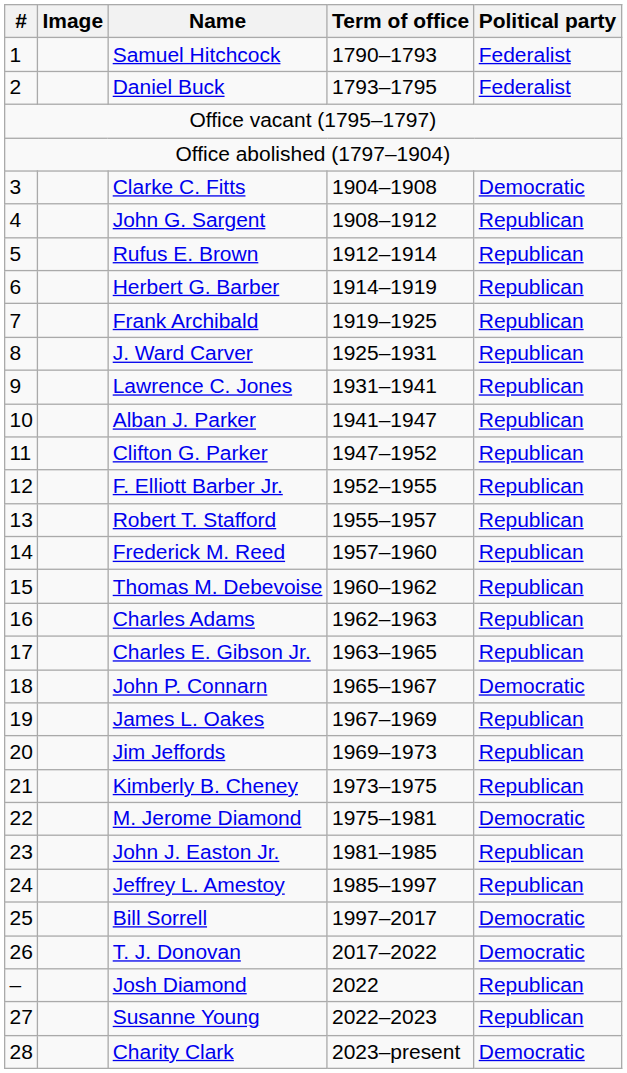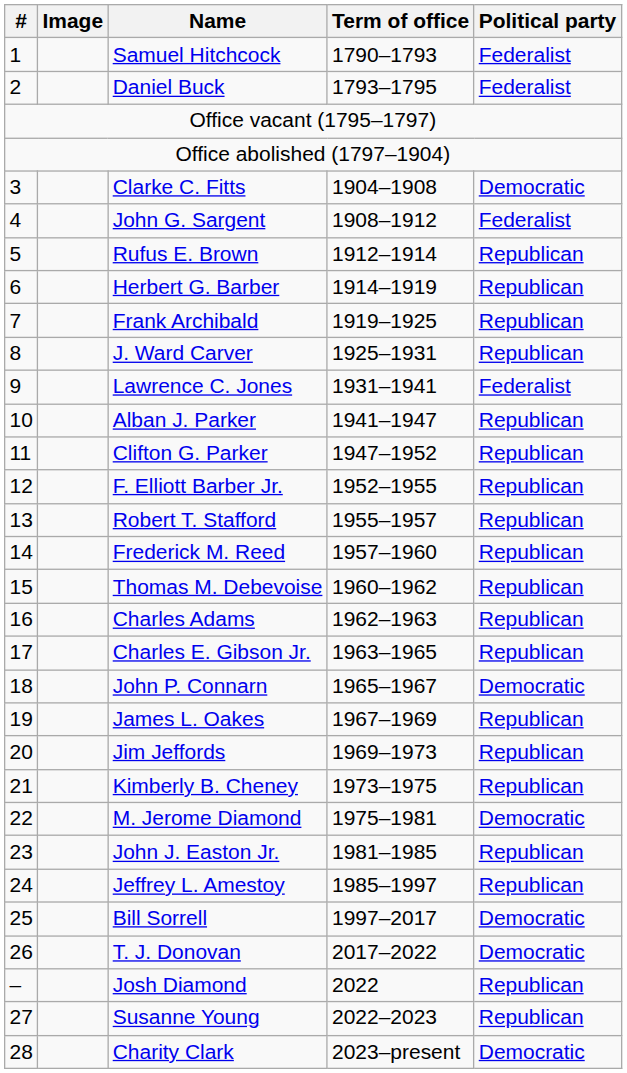(531, 220) Republican -> (525, 220) Federalist
(531, 386) Republican -> (525, 386) Federalist
